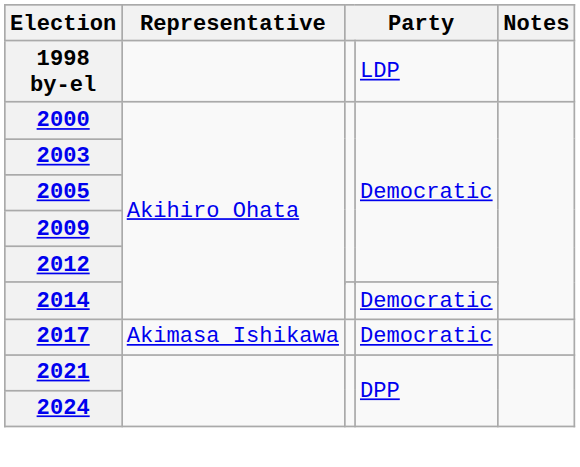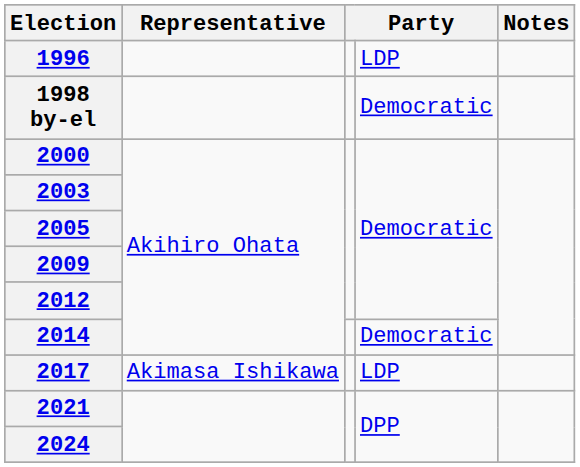+ row: (63, 59)
(380, 72) LDP -> (426, 108) Democratic
(426, 337) Democratic -> (380, 373) LDP
